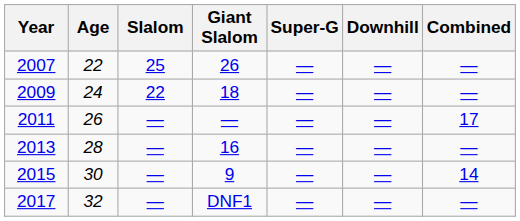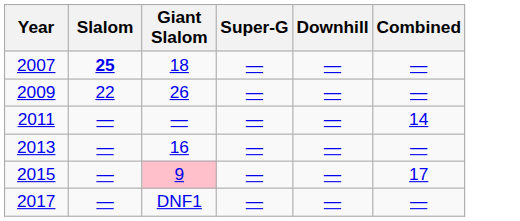- column: (93, 27)
(155, 65) normal -> (105, 65) bold
(229, 65) 26 -> (179, 65) 18
(229, 92) 18 -> (179, 92) 26
(469, 119) 17 -> (419, 119) 14
(229, 174) no background -> (179, 174) pink background
(469, 174) 14 -> (419, 174) 17
